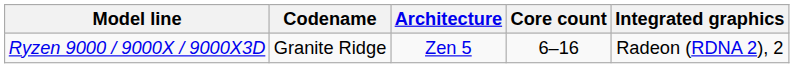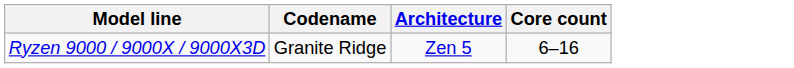- column: (700, 18)
